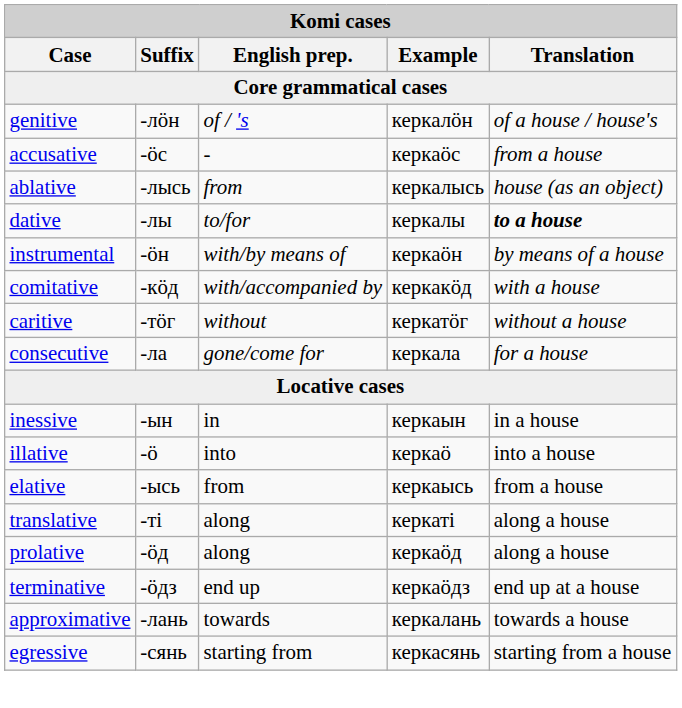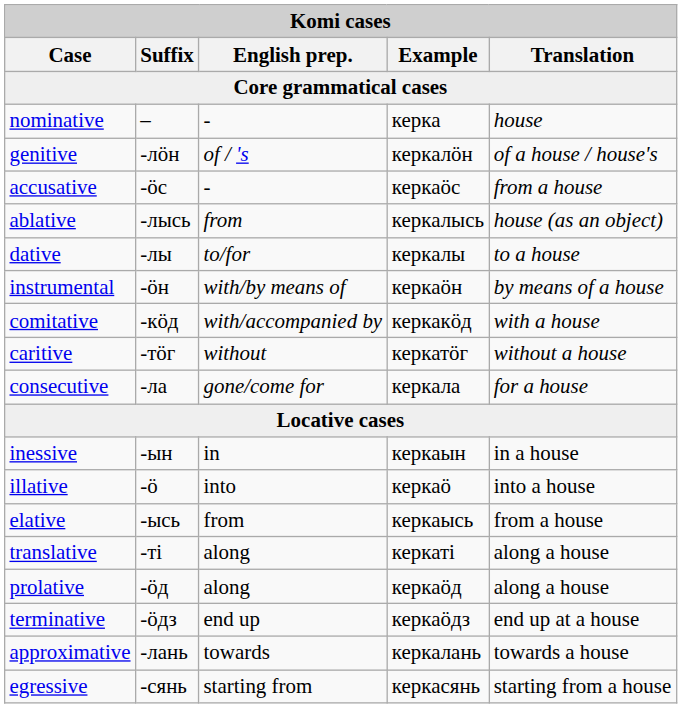+ row: (57, 120)
(538, 220) bold -> (537, 253) normal
